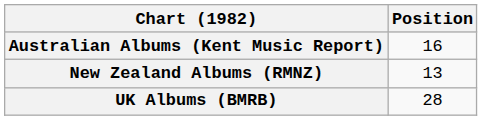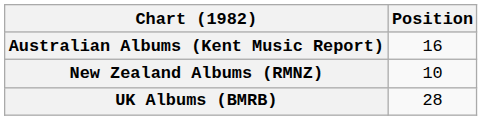(433, 74) 13 -> (433, 74) 10
